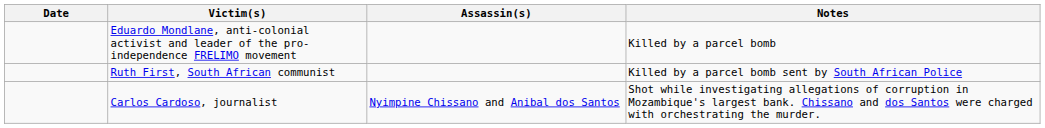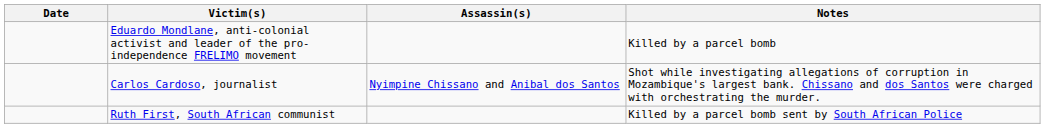rows swapped: (223, 72) <-> (194, 102)
